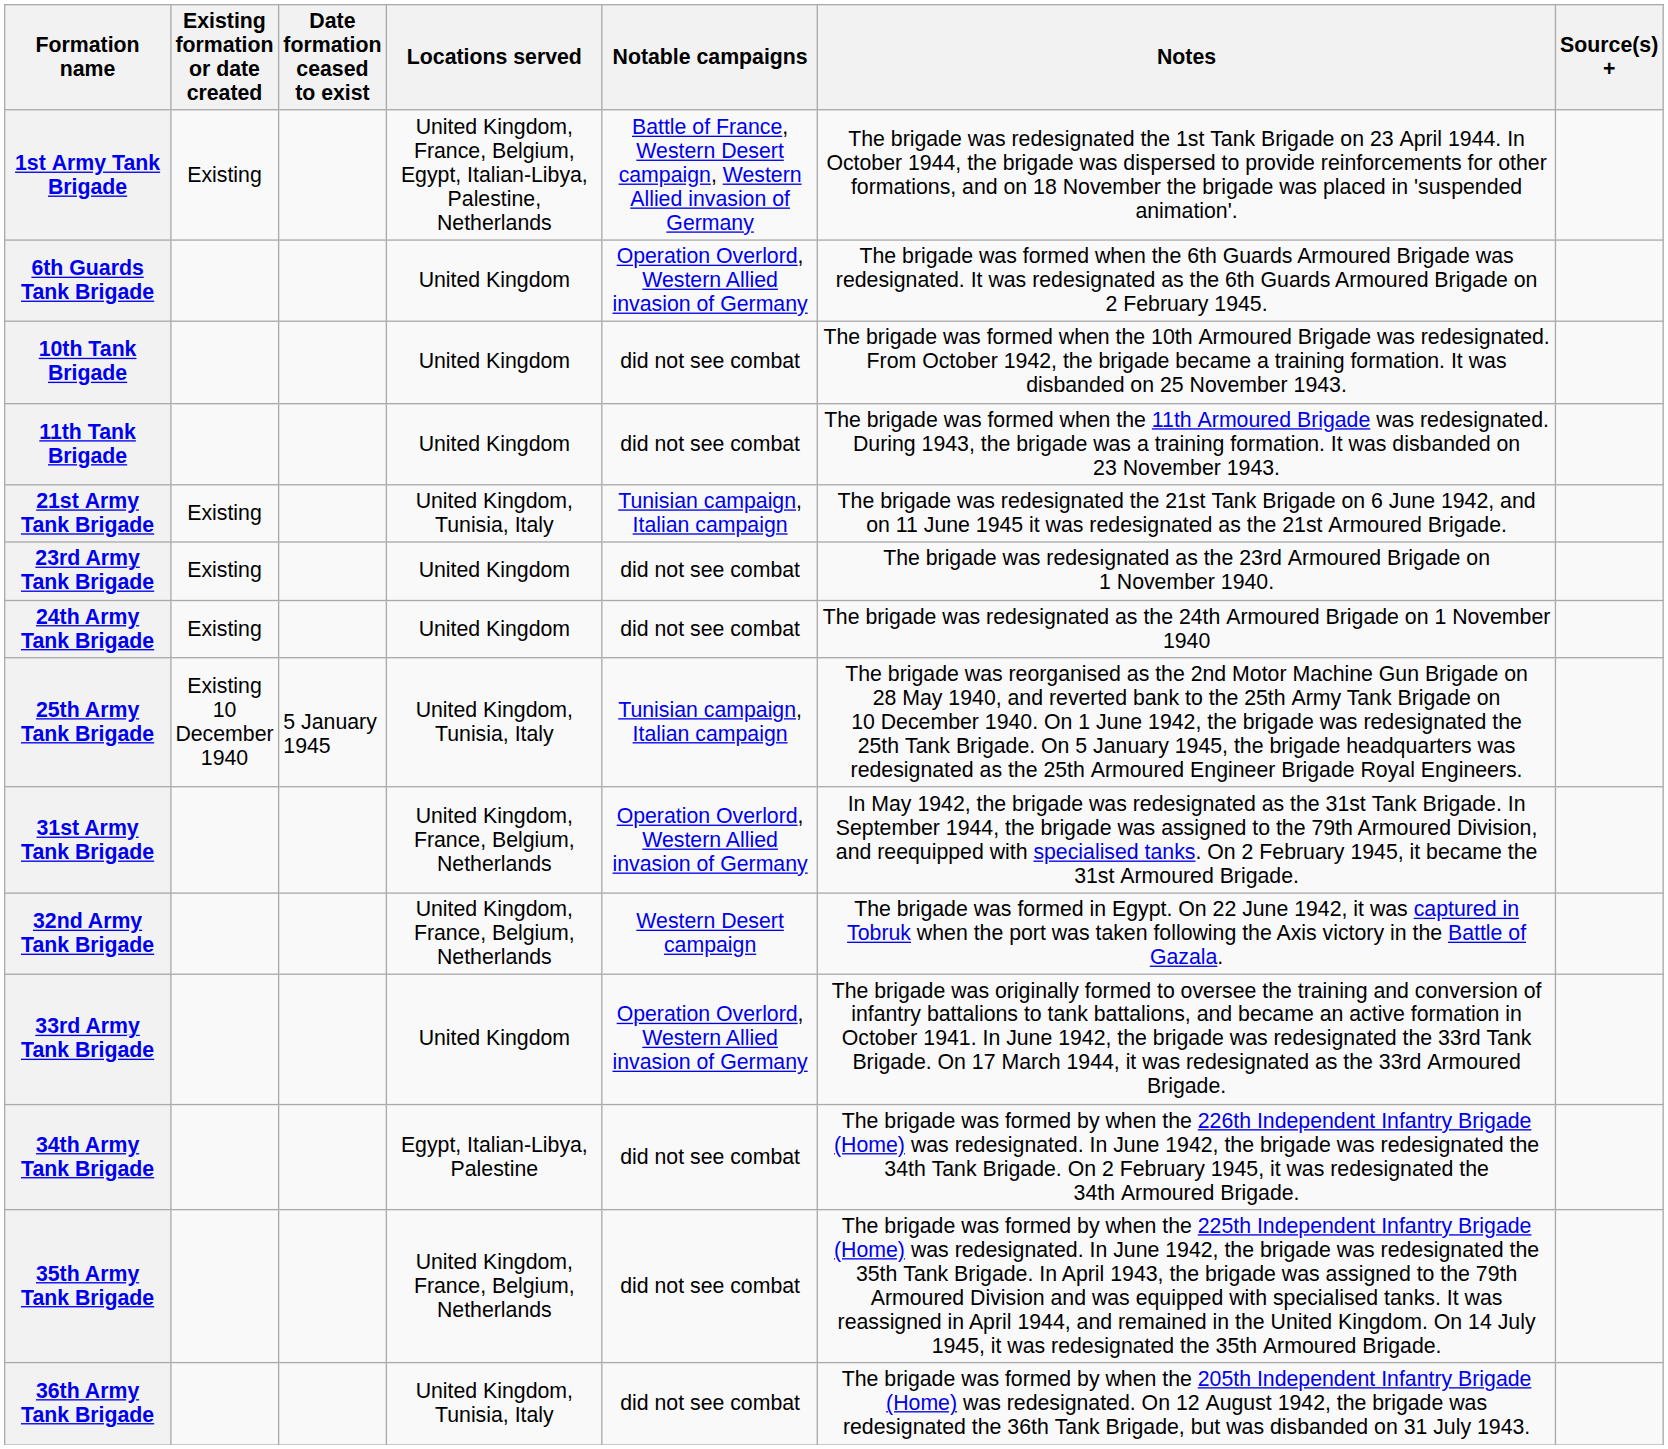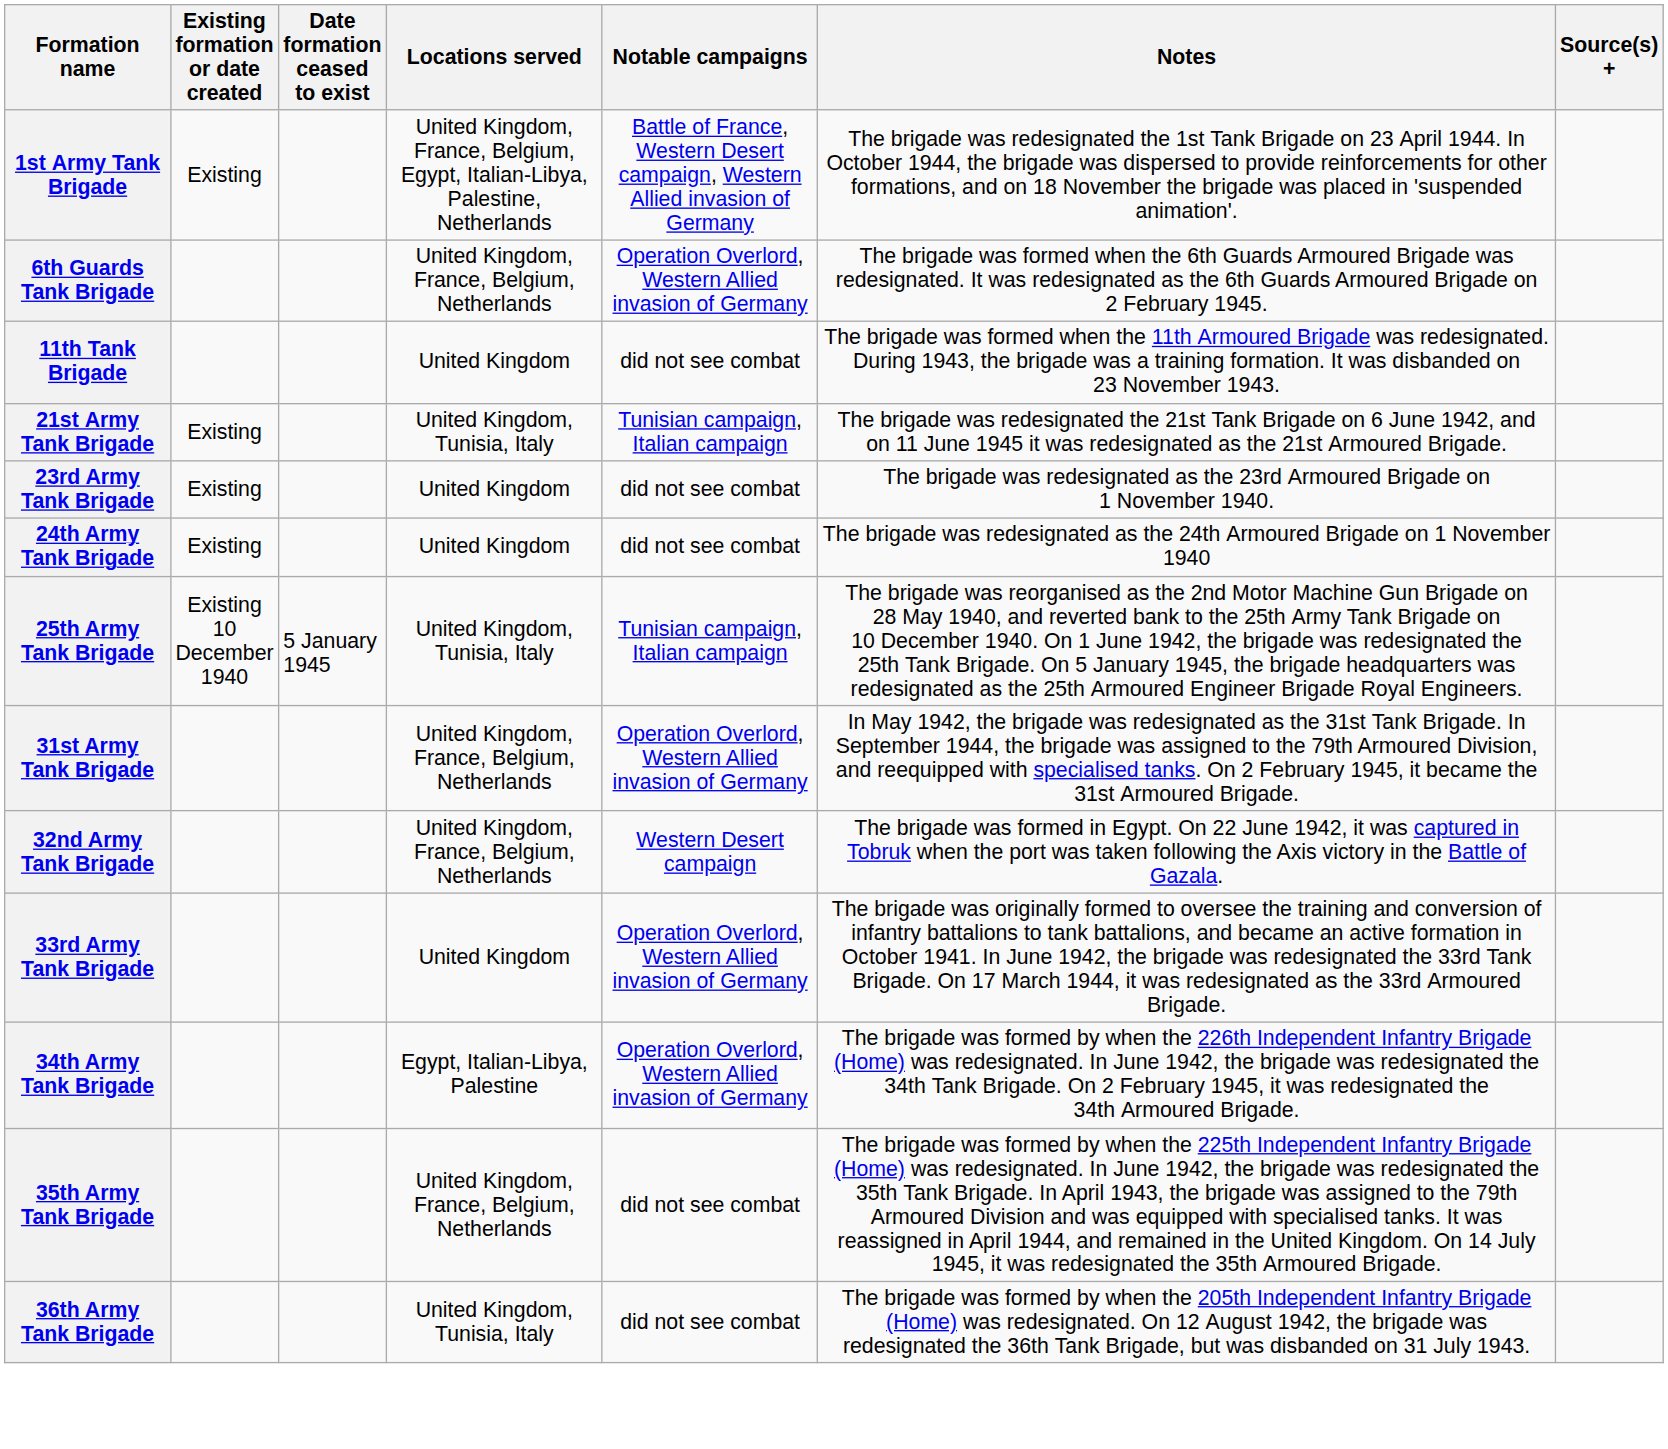(494, 280) United Kingdom -> (494, 280) United Kingdom, France, Belgium, Netherlands
- row: (88, 362)
(710, 1156) did not see combat -> (710, 1074) Operation Overlord, Western Allied invasion of Germany
